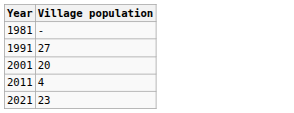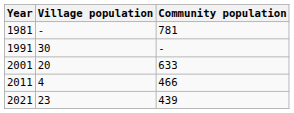+ column: (222, 13)
(44, 48) 27 -> (44, 48) 30
